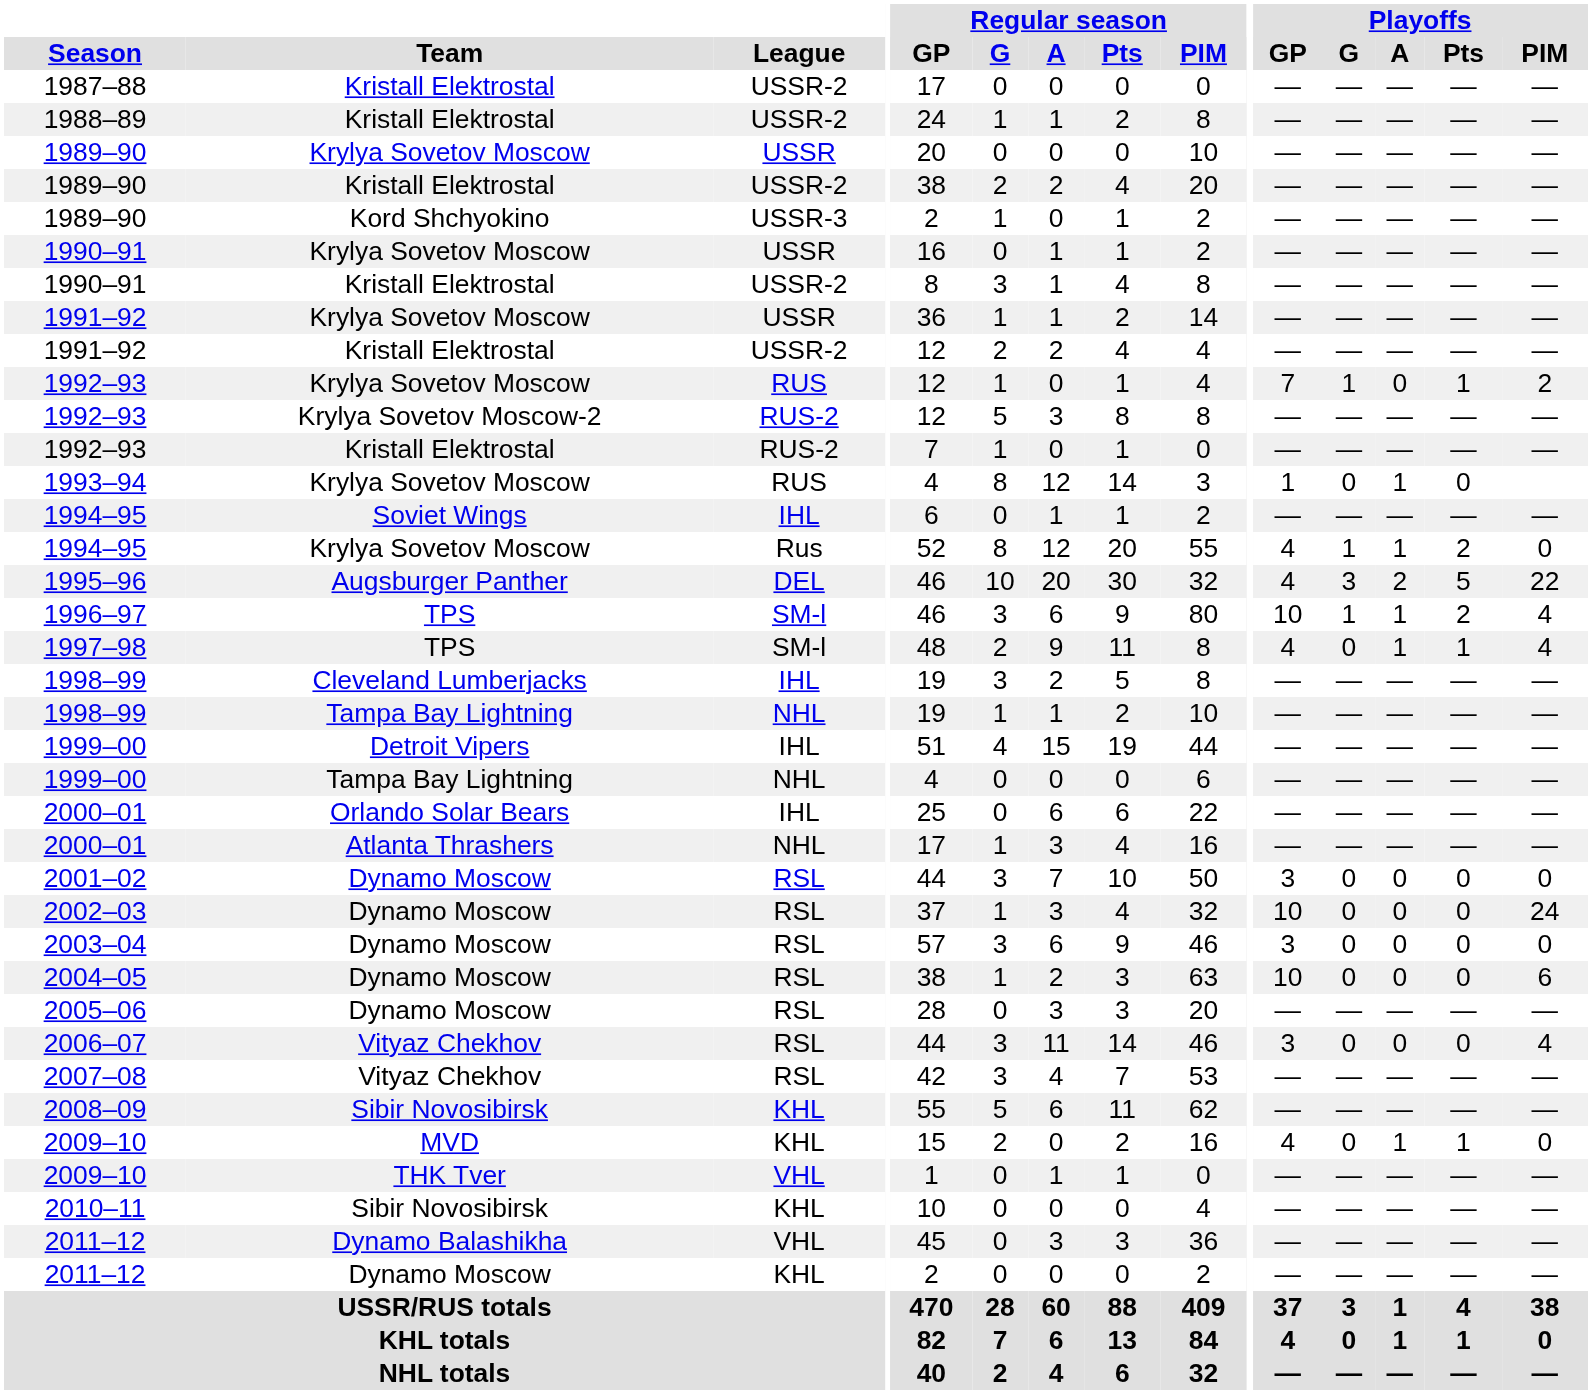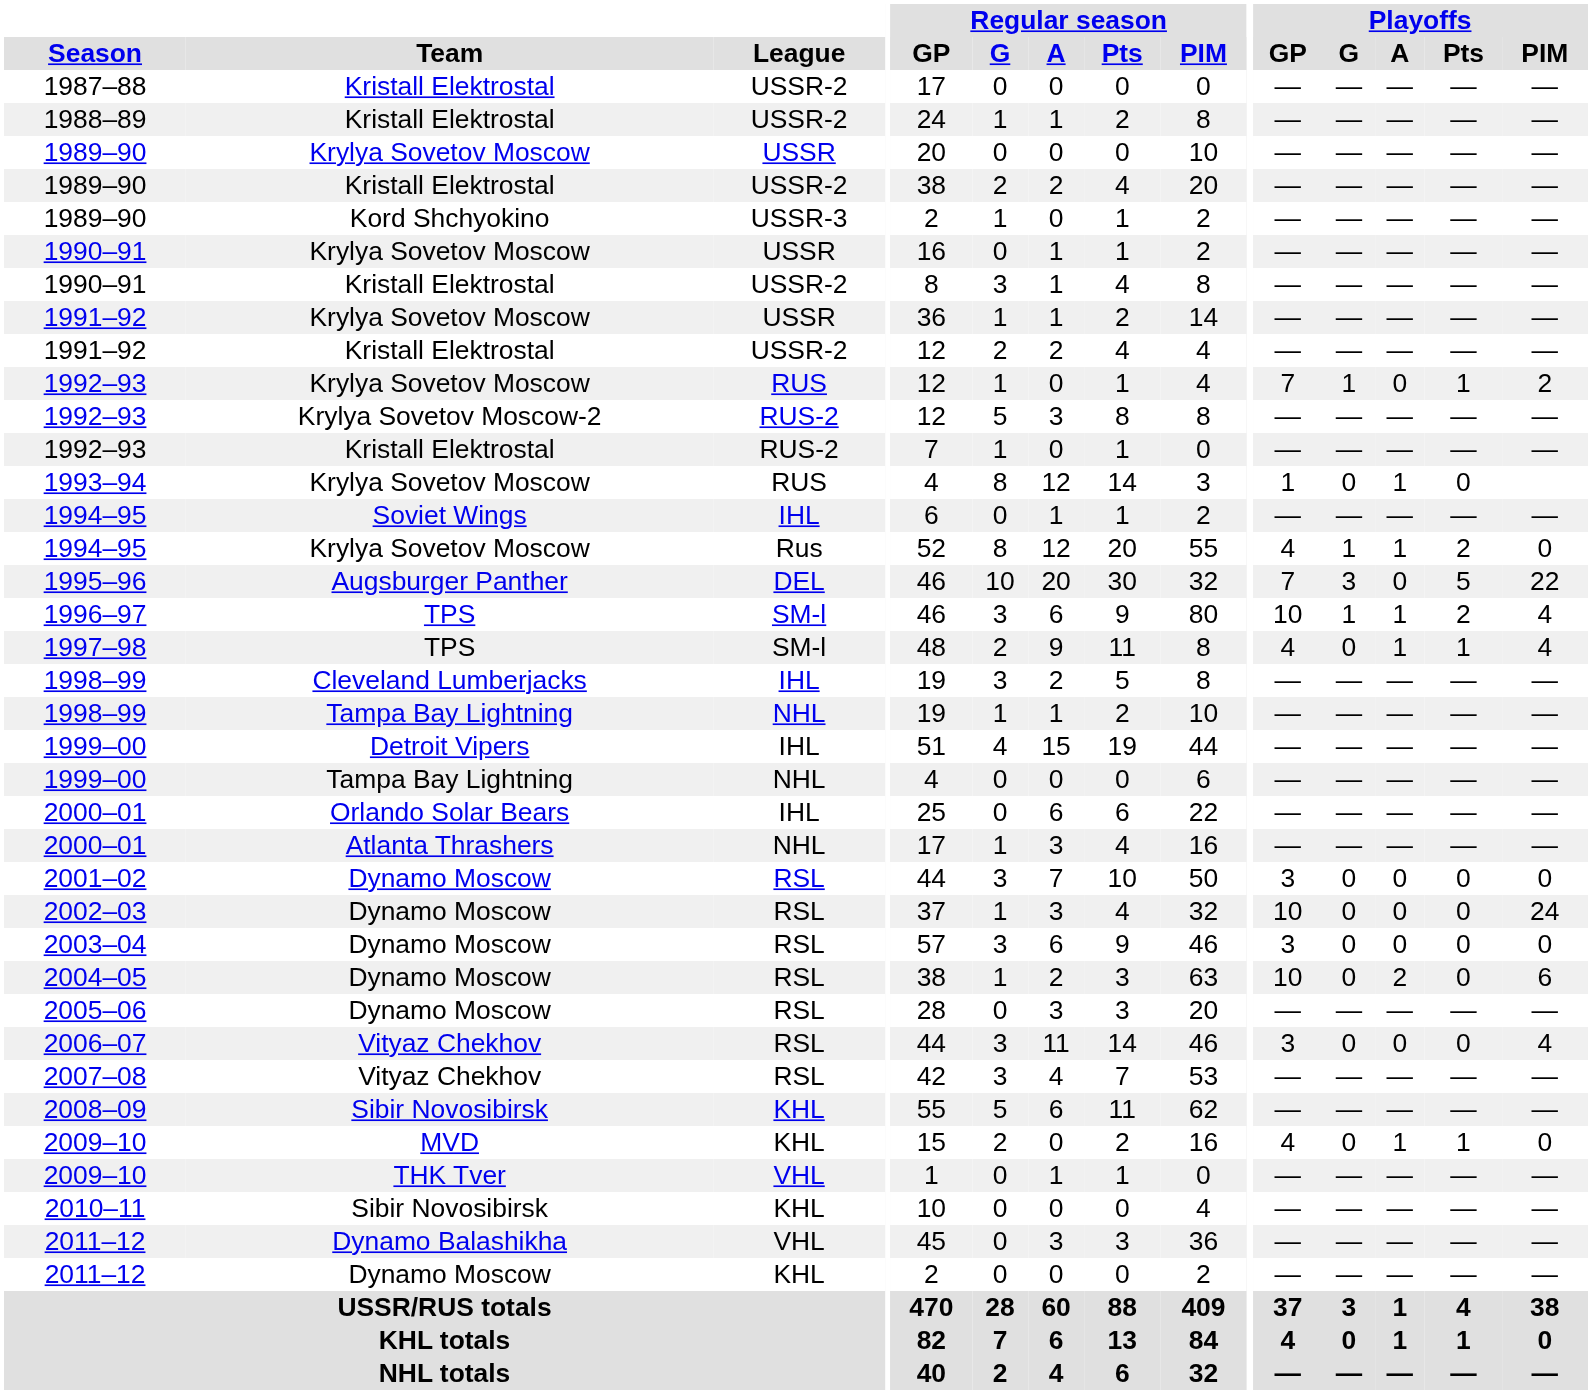(1288, 581) 4 -> (1288, 581) 7
(1400, 581) 2 -> (1400, 581) 0
(1400, 977) 0 -> (1400, 977) 2
